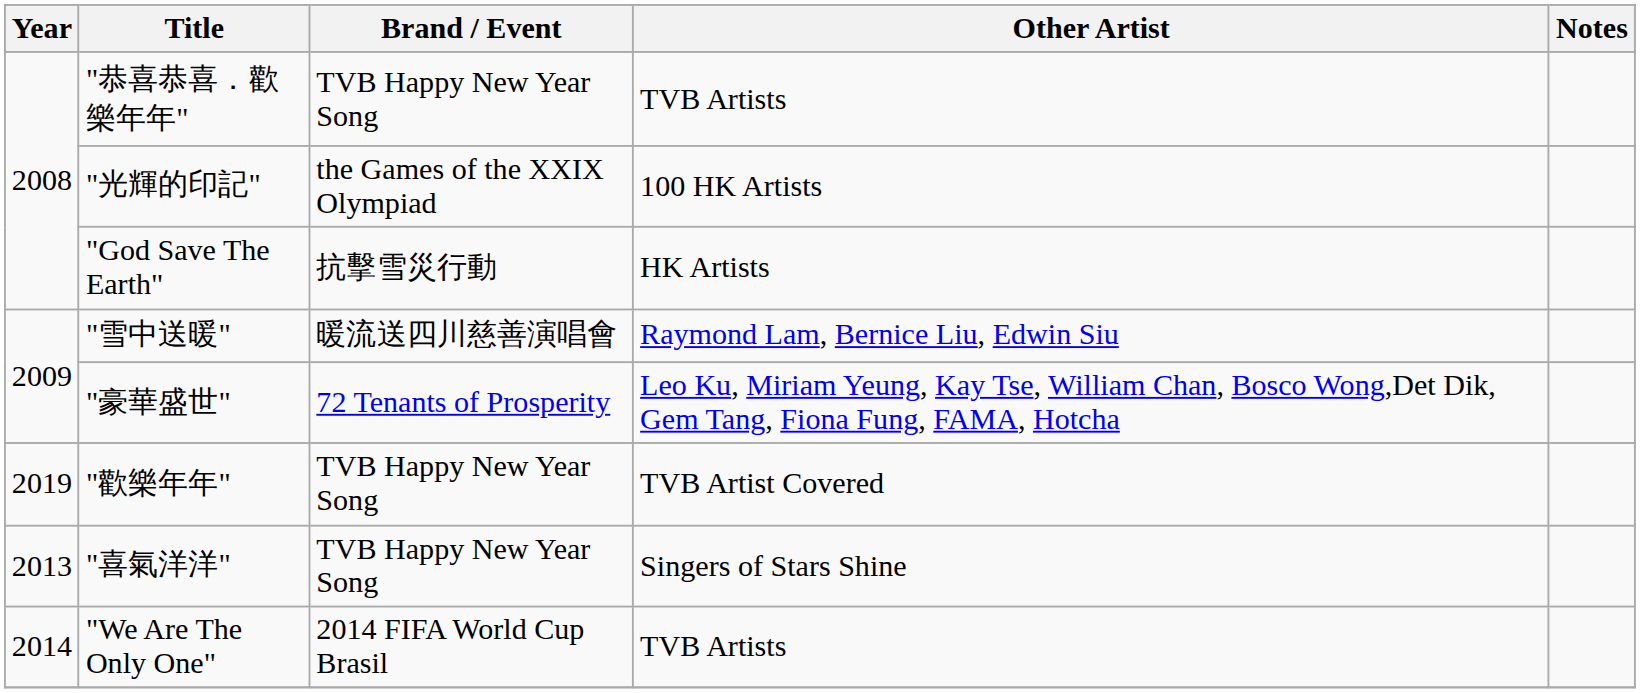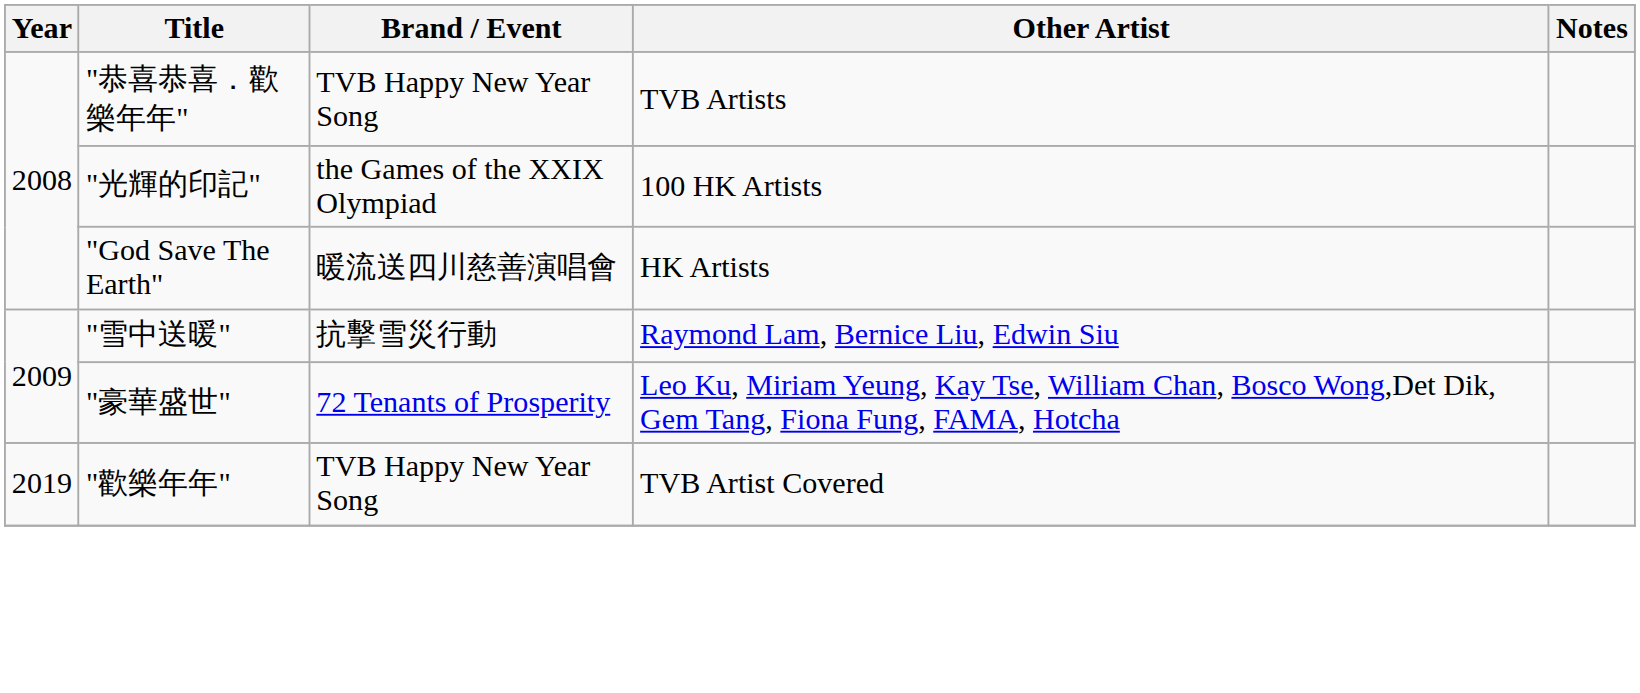(407, 266) 抗擊雪災行動 -> (467, 266) 暖流送四川慈善演唱會
(467, 333) 暖流送四川慈善演唱會 -> (407, 333) 抗擊雪災行動
- row: (158, 564)
- row: (164, 646)
